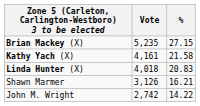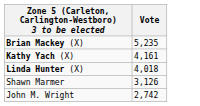- column: (181, 20)
